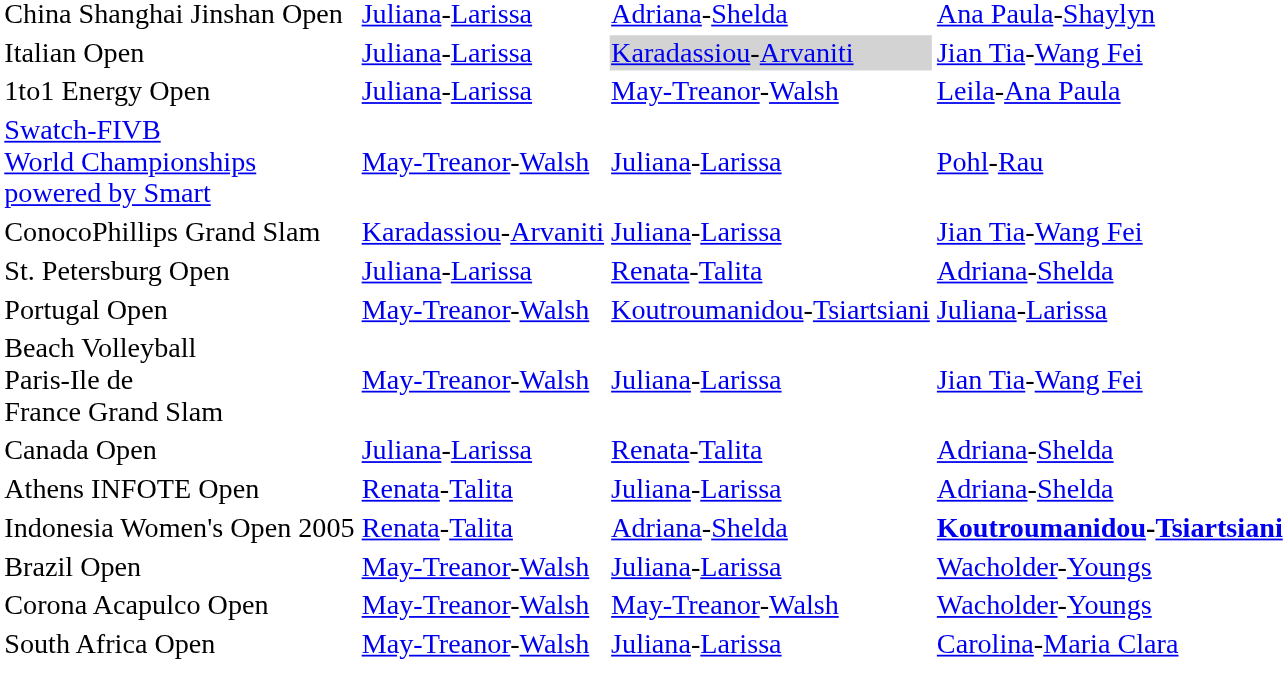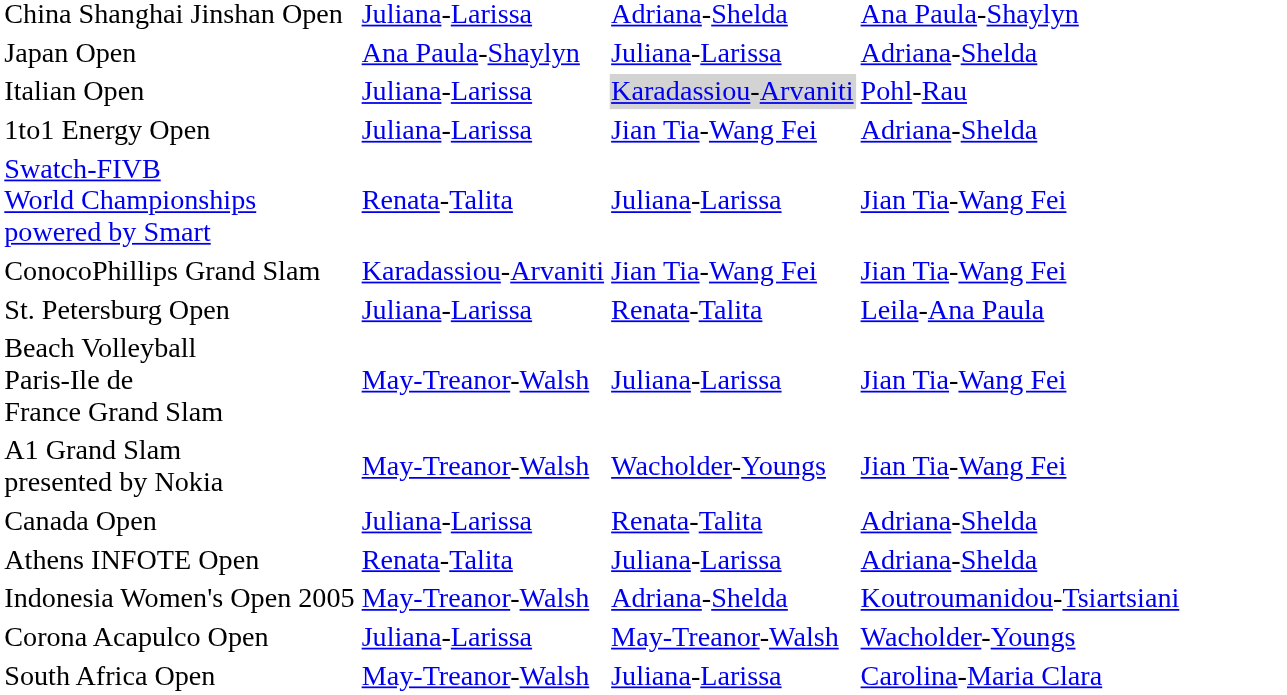+ row: (70, 52)
(1040, 52) Jian Tia-Wang Fei -> (914, 91) Pohl-Rau
(725, 91) May-Treanor-Walsh -> (714, 129) Jian Tia-Wang Fei
(1029, 91) Leila-Ana Paula -> (949, 129) Adriana-Shelda
(475, 161) May-Treanor-Walsh -> (437, 200) Renata-Talita
(990, 161) Pohl-Rau -> (964, 200) Jian Tia-Wang Fei
(696, 231) Juliana-Larissa -> (714, 270) Jian Tia-Wang Fei
(1025, 270) Adriana-Shelda -> (952, 309) Leila-Ana Paula
- row: (86, 309)
+ row: (114, 466)
(437, 527) Renata-Talita -> (475, 598) May-Treanor-Walsh
(1110, 527) bold -> (1020, 598) normal
- row: (73, 566)
(475, 605) May-Treanor-Walsh -> (447, 636) Juliana-Larissa
